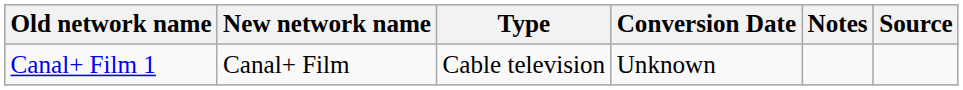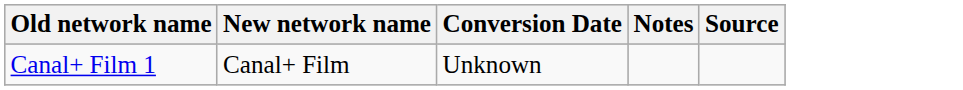- column: (524, 24)
